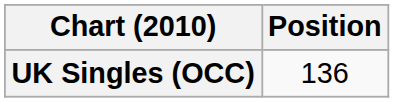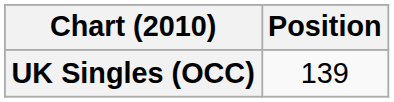(325, 73) 136 -> (325, 73) 139
